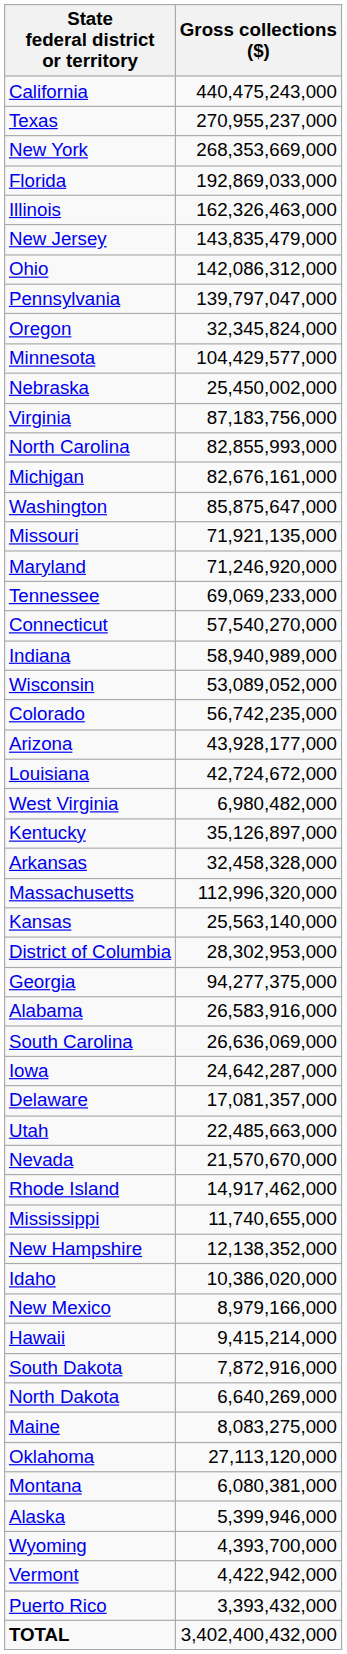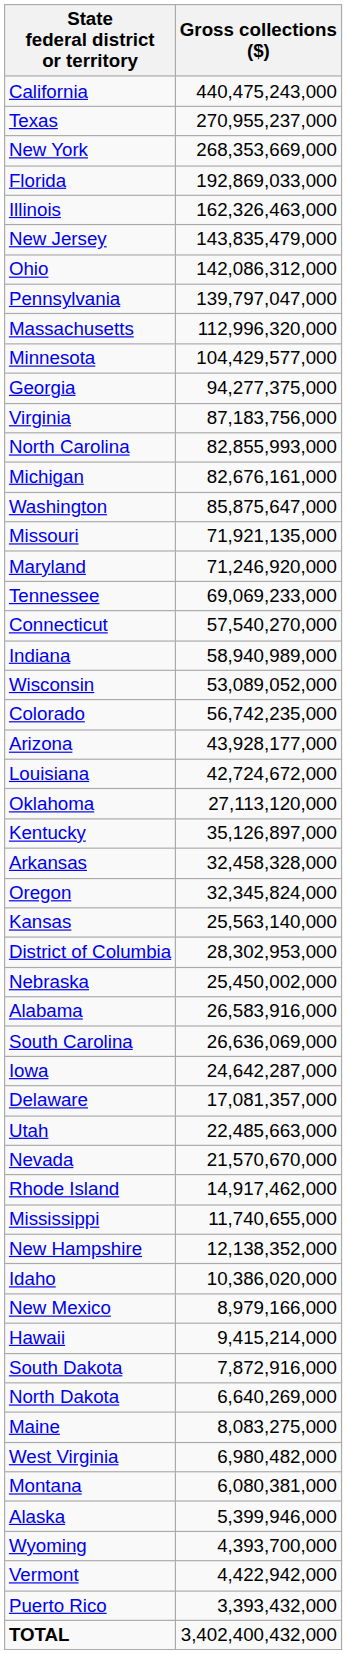rows swapped: (71, 892) <-> (40, 328)
rows swapped: (42, 981) <-> (49, 388)
rows swapped: (52, 1456) <-> (64, 803)
